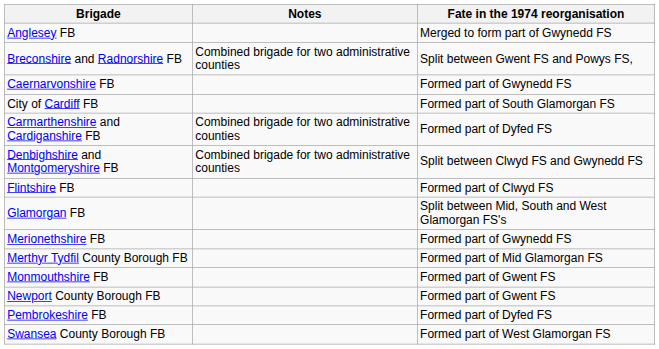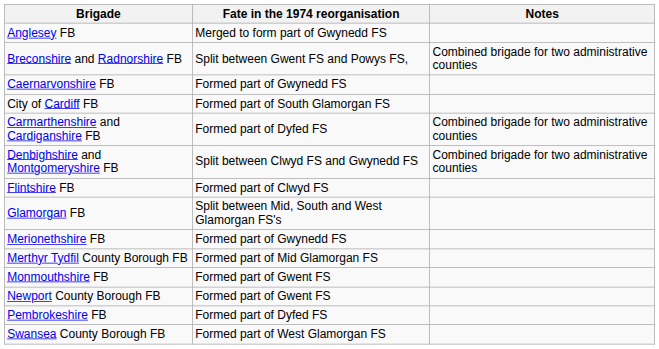columns swapped: (305, 14) <-> (536, 14)
